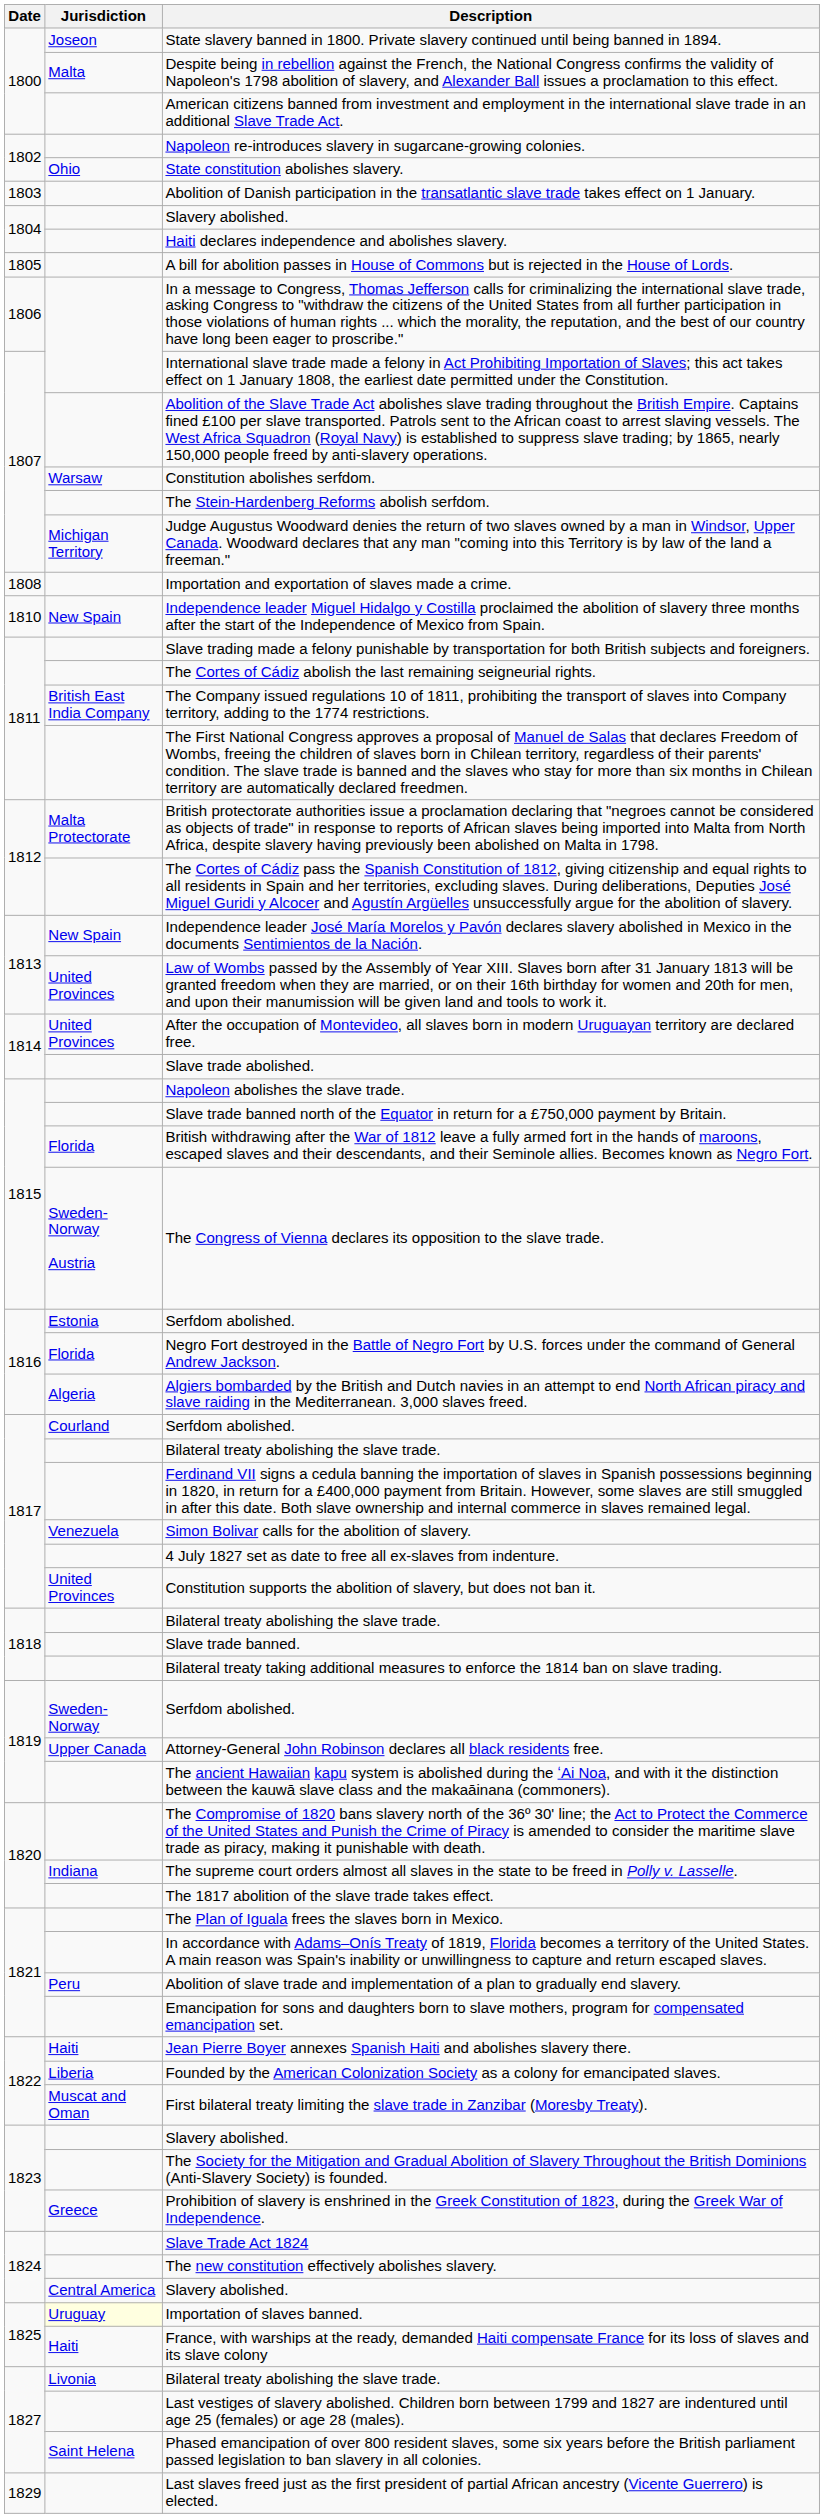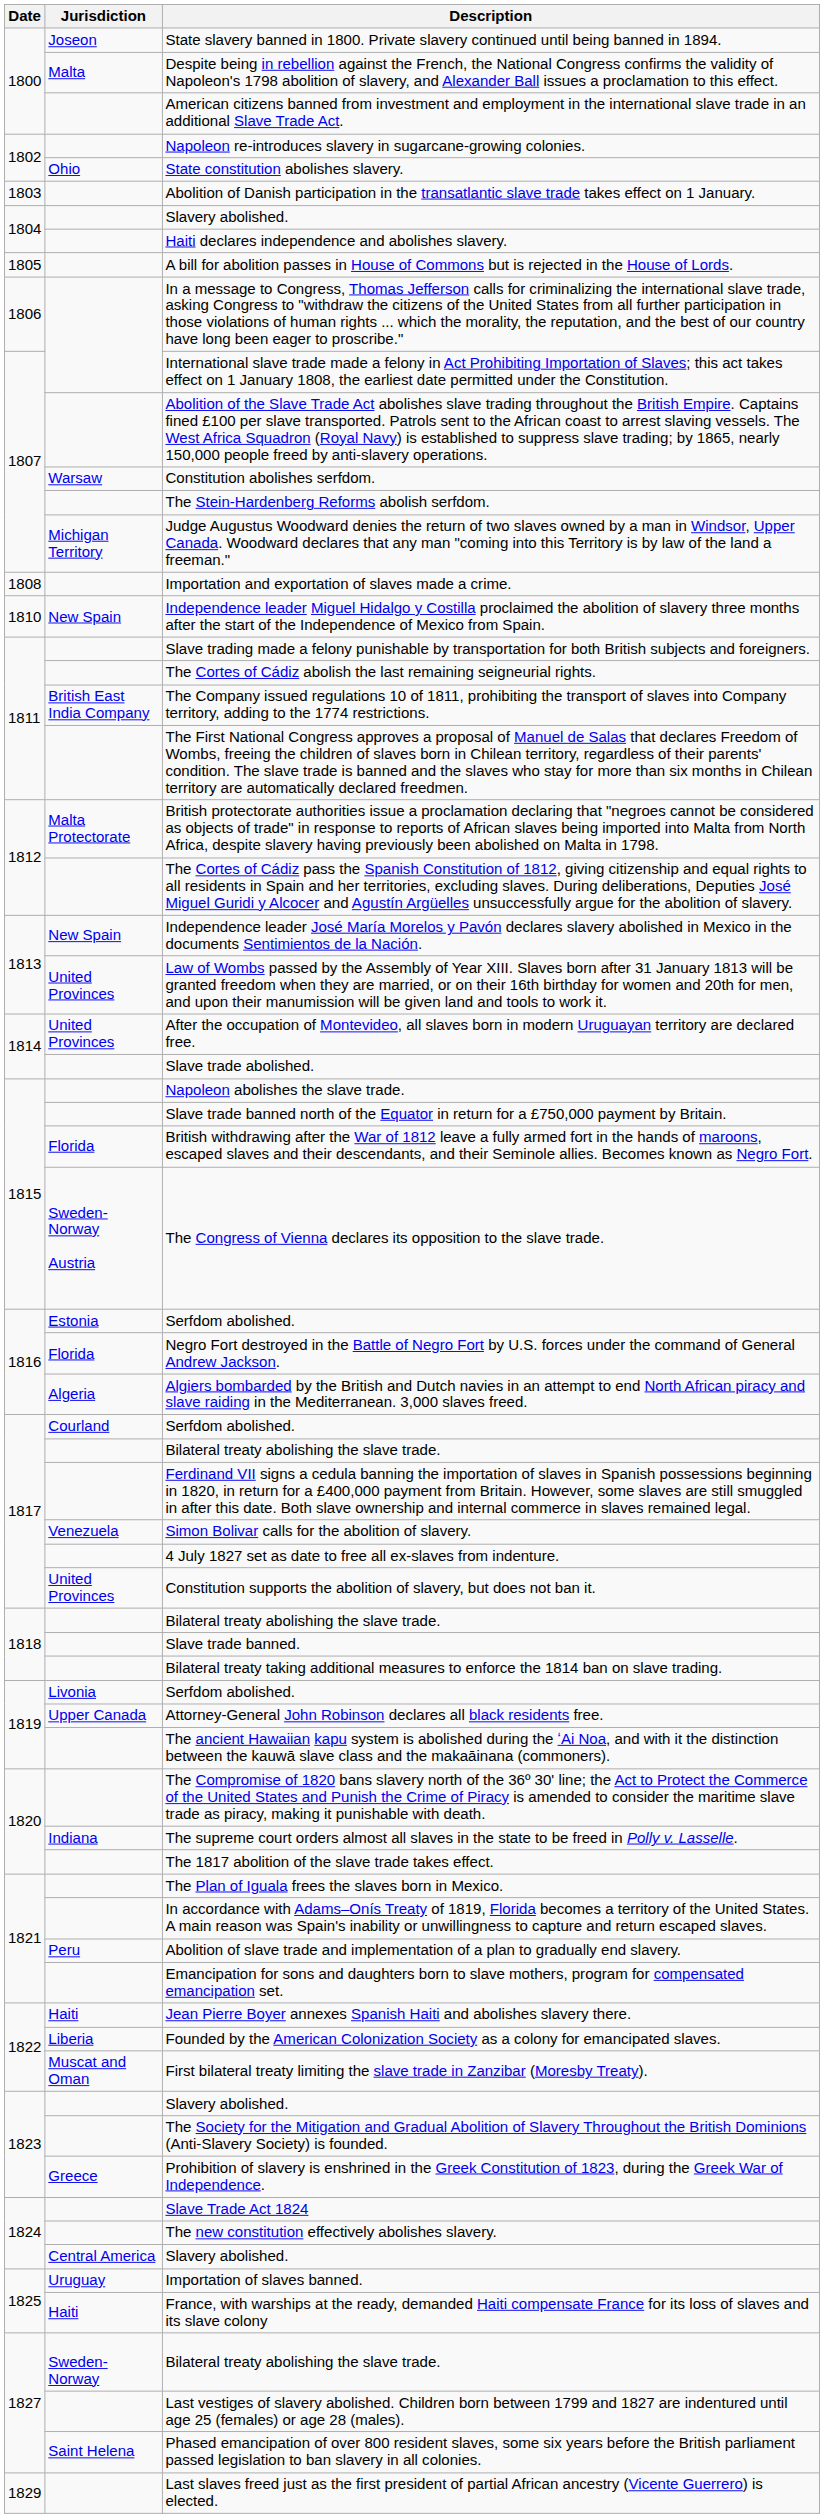(78, 1717) Sweden-Norway -> (72, 1691) Livonia
(77, 2314) lightyellow background -> (77, 2280) no background
(72, 2378) Livonia -> (78, 2370) Sweden-Norway
